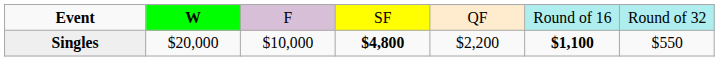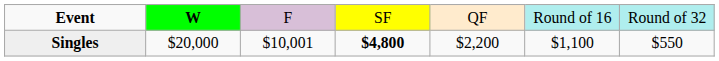(288, 43) $10,000 -> (288, 43) $10,001
(572, 43) bold -> (572, 43) normal
